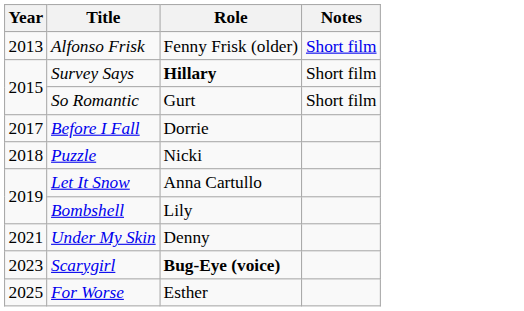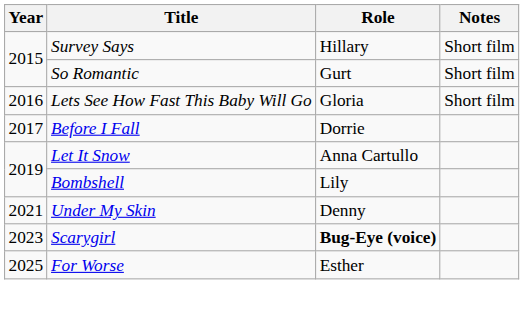- row: (98, 45)
(190, 73) bold -> (344, 45) normal
+ row: (181, 100)
- row: (74, 155)
